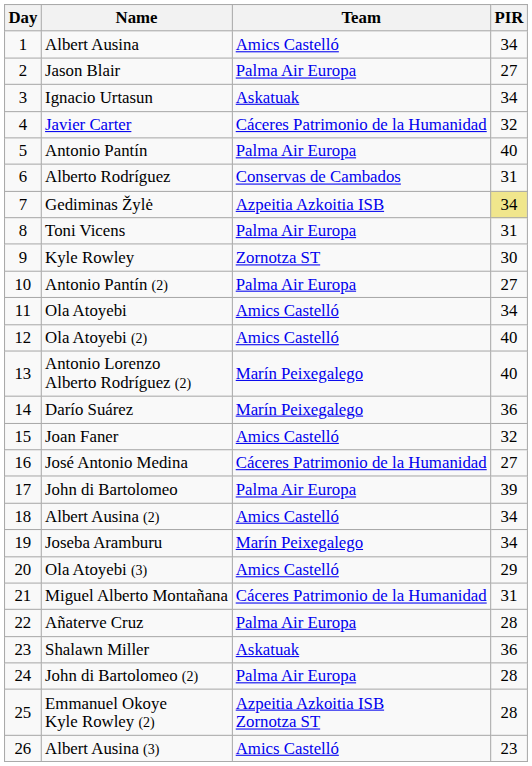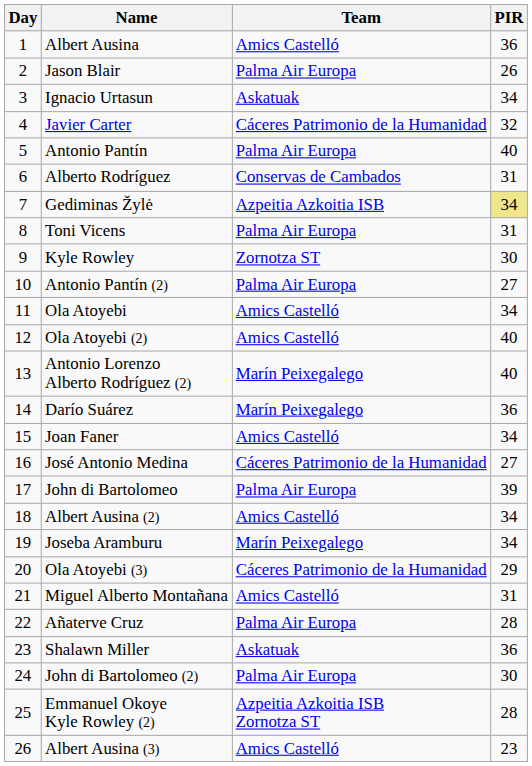(509, 44) 34 -> (509, 44) 36
(509, 71) 27 -> (509, 71) 26
(509, 436) 32 -> (509, 436) 34
(287, 569) Amics Castelló -> (361, 569) Cáceres Patrimonio de la Humanidad
(361, 596) Cáceres Patrimonio de la Humanidad -> (287, 596) Amics Castelló
(509, 676) 28 -> (509, 676) 30
